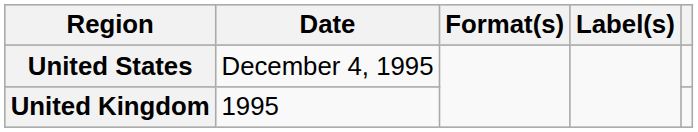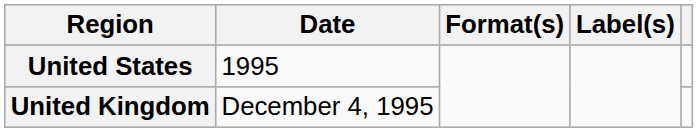(327, 65) December 4, 1995 -> (250, 65) 1995
(250, 106) 1995 -> (327, 106) December 4, 1995
